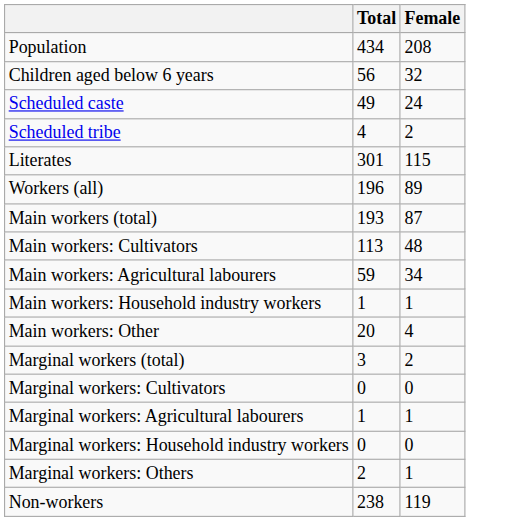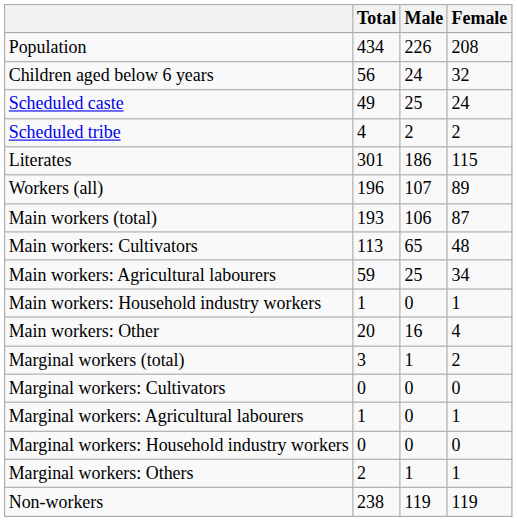+ column: (424, 18)
